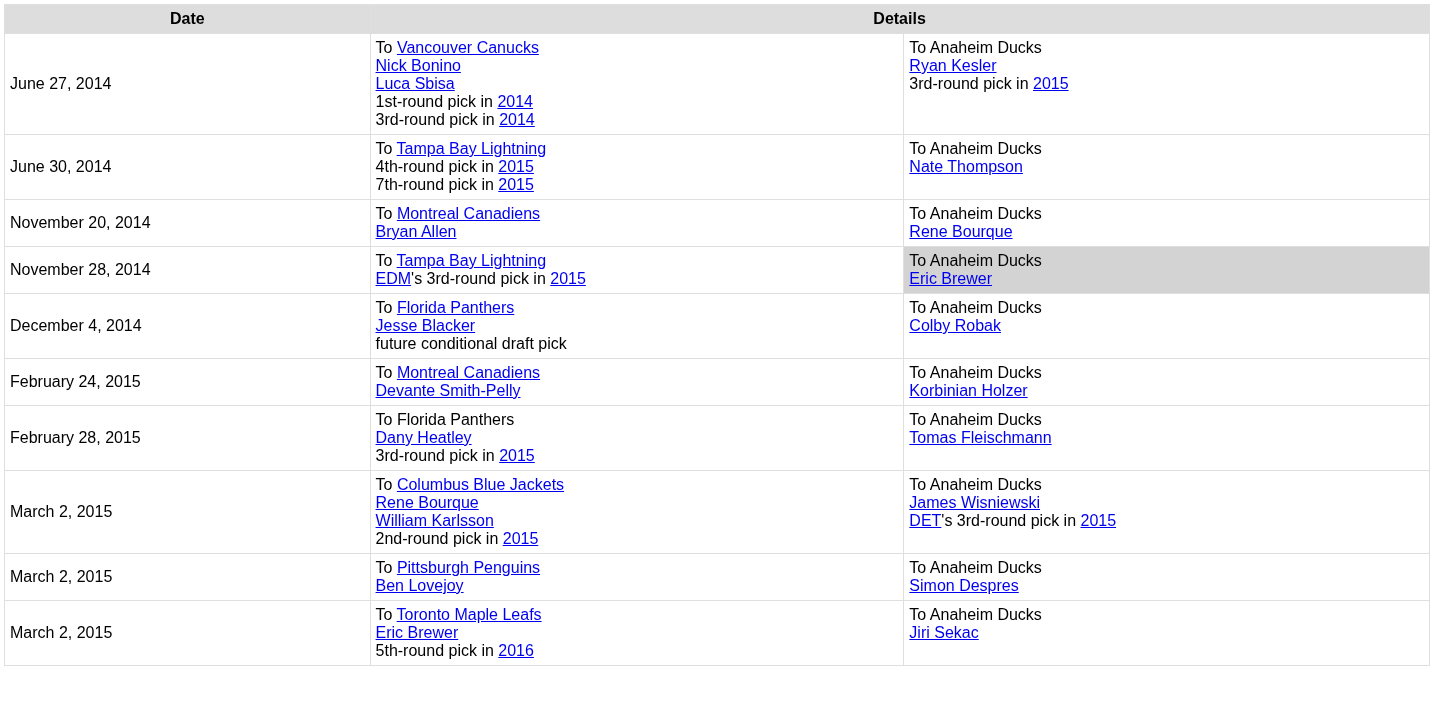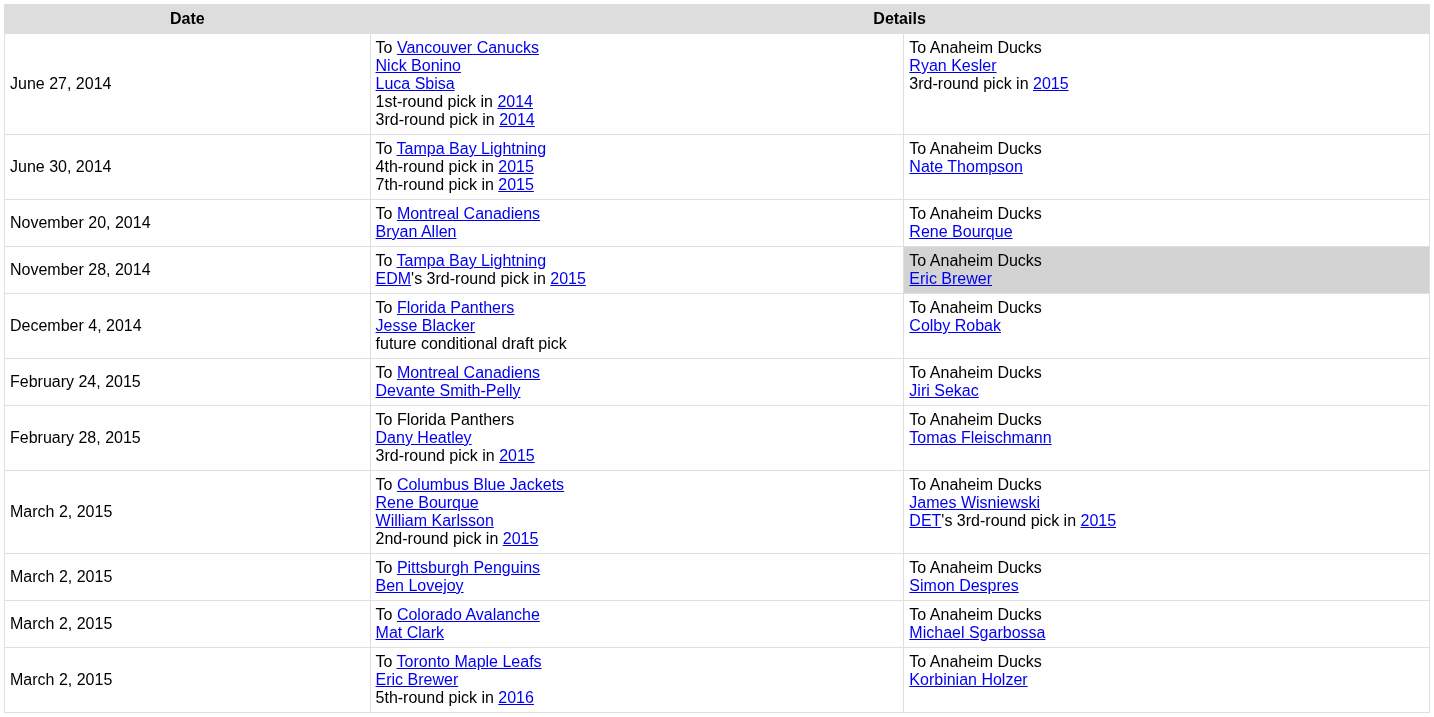(976, 382) To Anaheim Ducks Korbinian Holzer -> (976, 382) To Anaheim Ducks Jiri Sekac
+ row: (458, 624)
(976, 624) To Anaheim Ducks Jiri Sekac -> (976, 670) To Anaheim Ducks Korbinian Holzer
